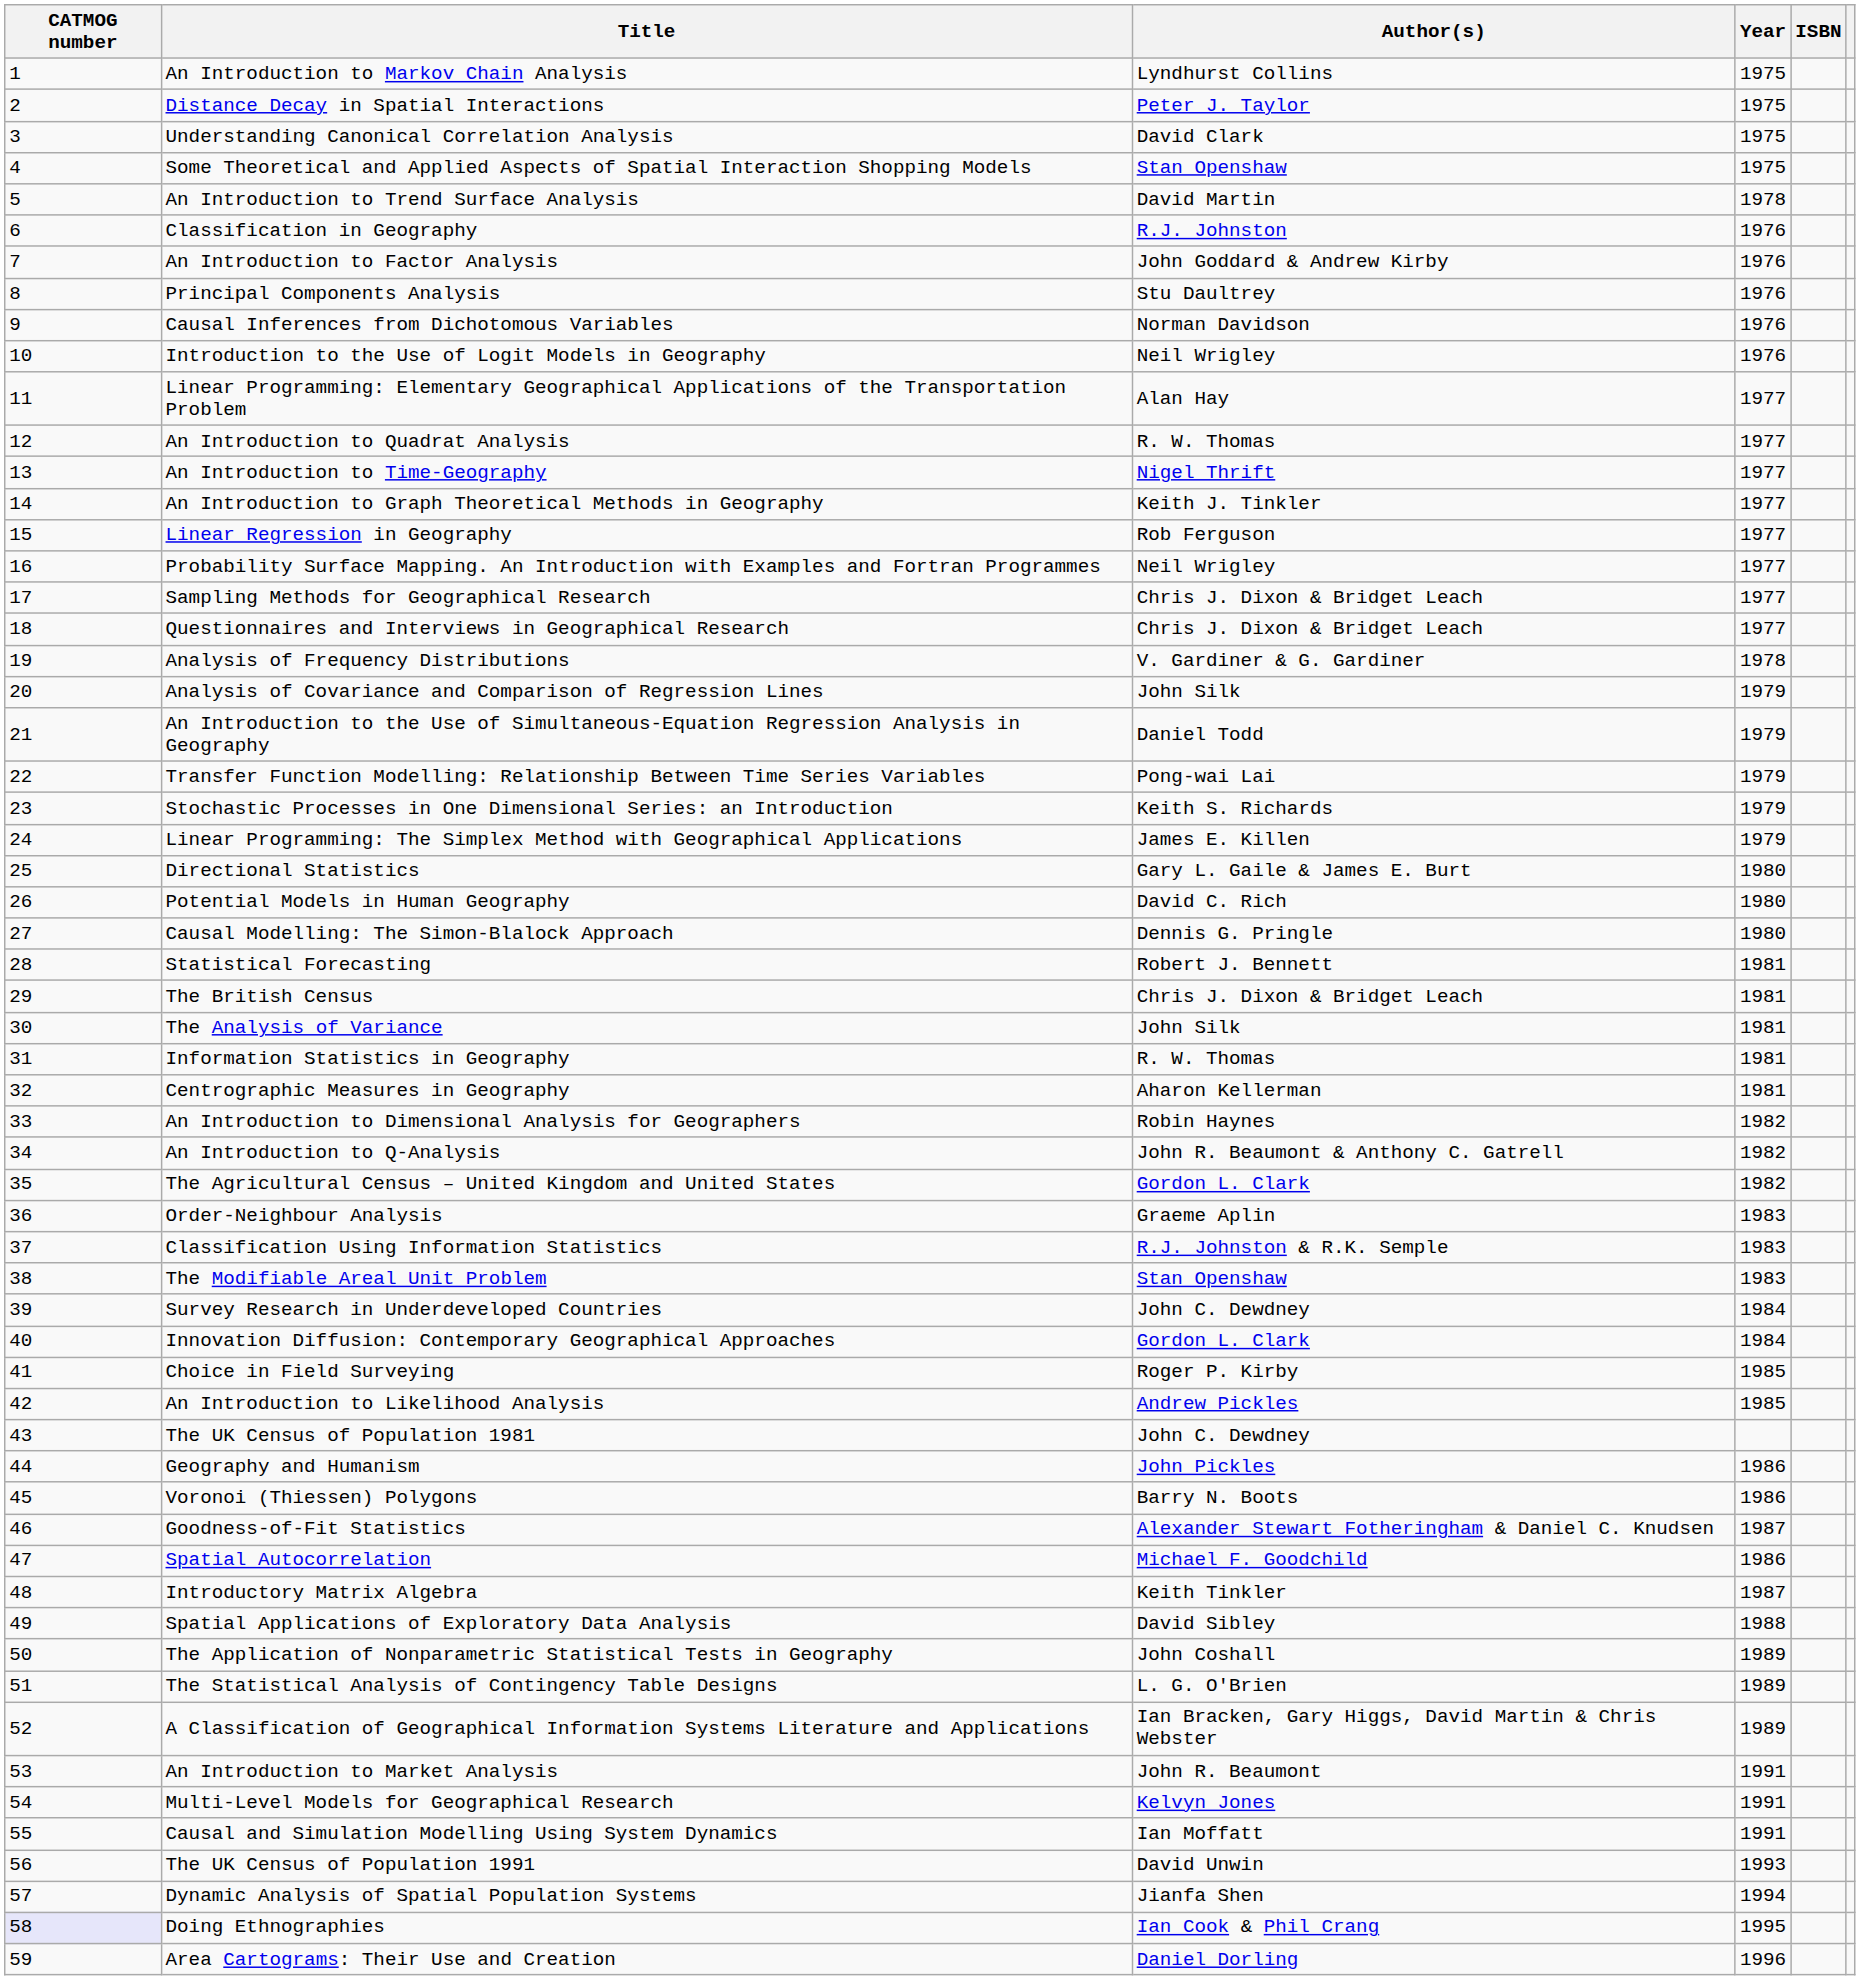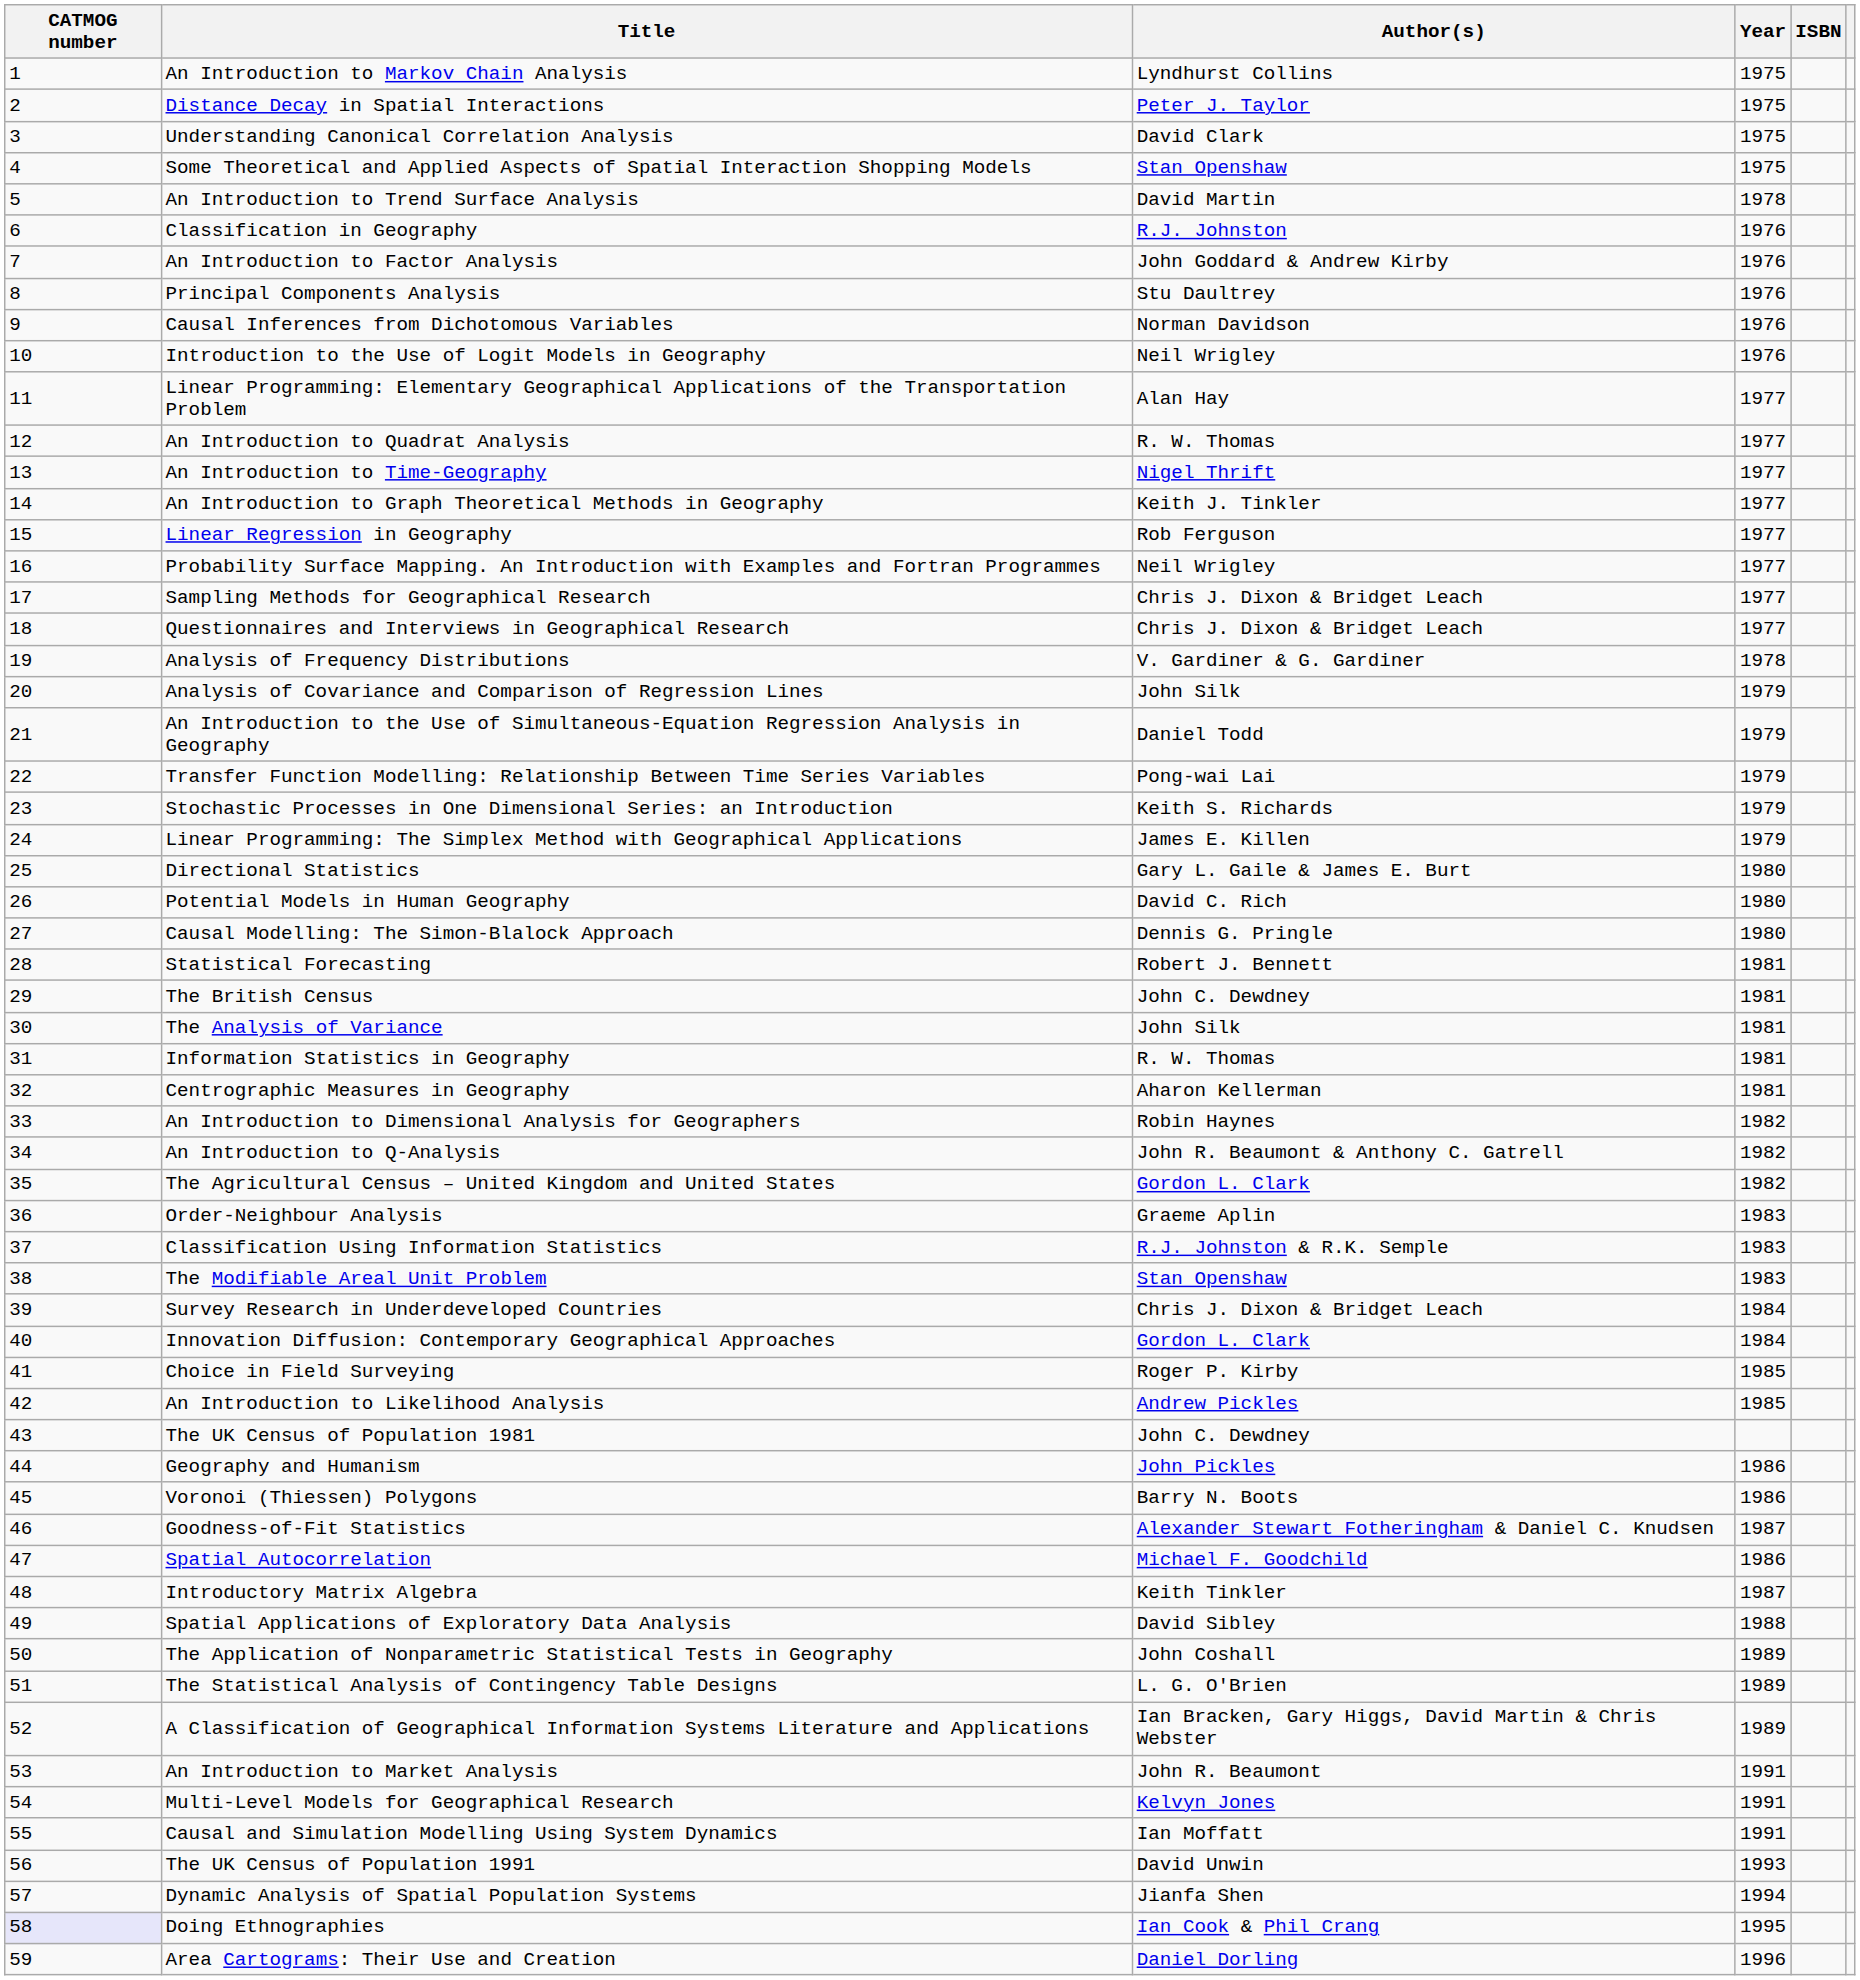(1310, 996) Chris J. Dixon & Bridget Leach -> (1223, 996) John C. Dewdney
(1223, 1310) John C. Dewdney -> (1310, 1310) Chris J. Dixon & Bridget Leach
